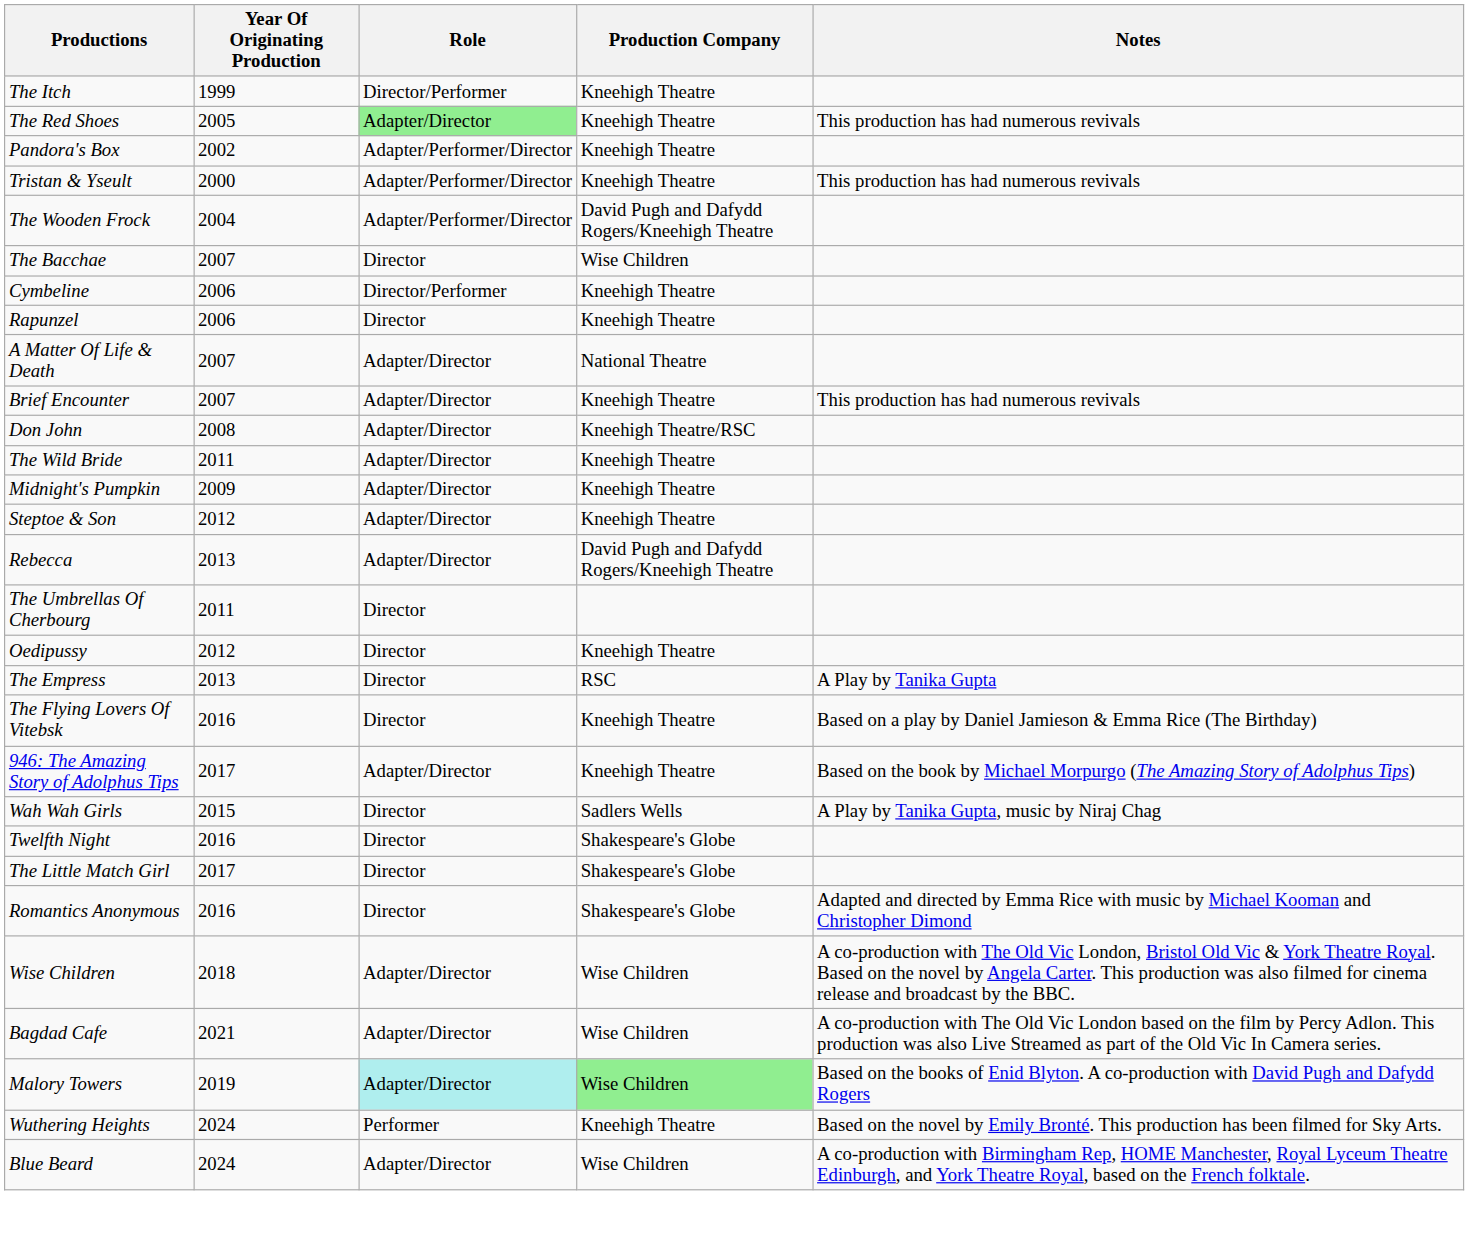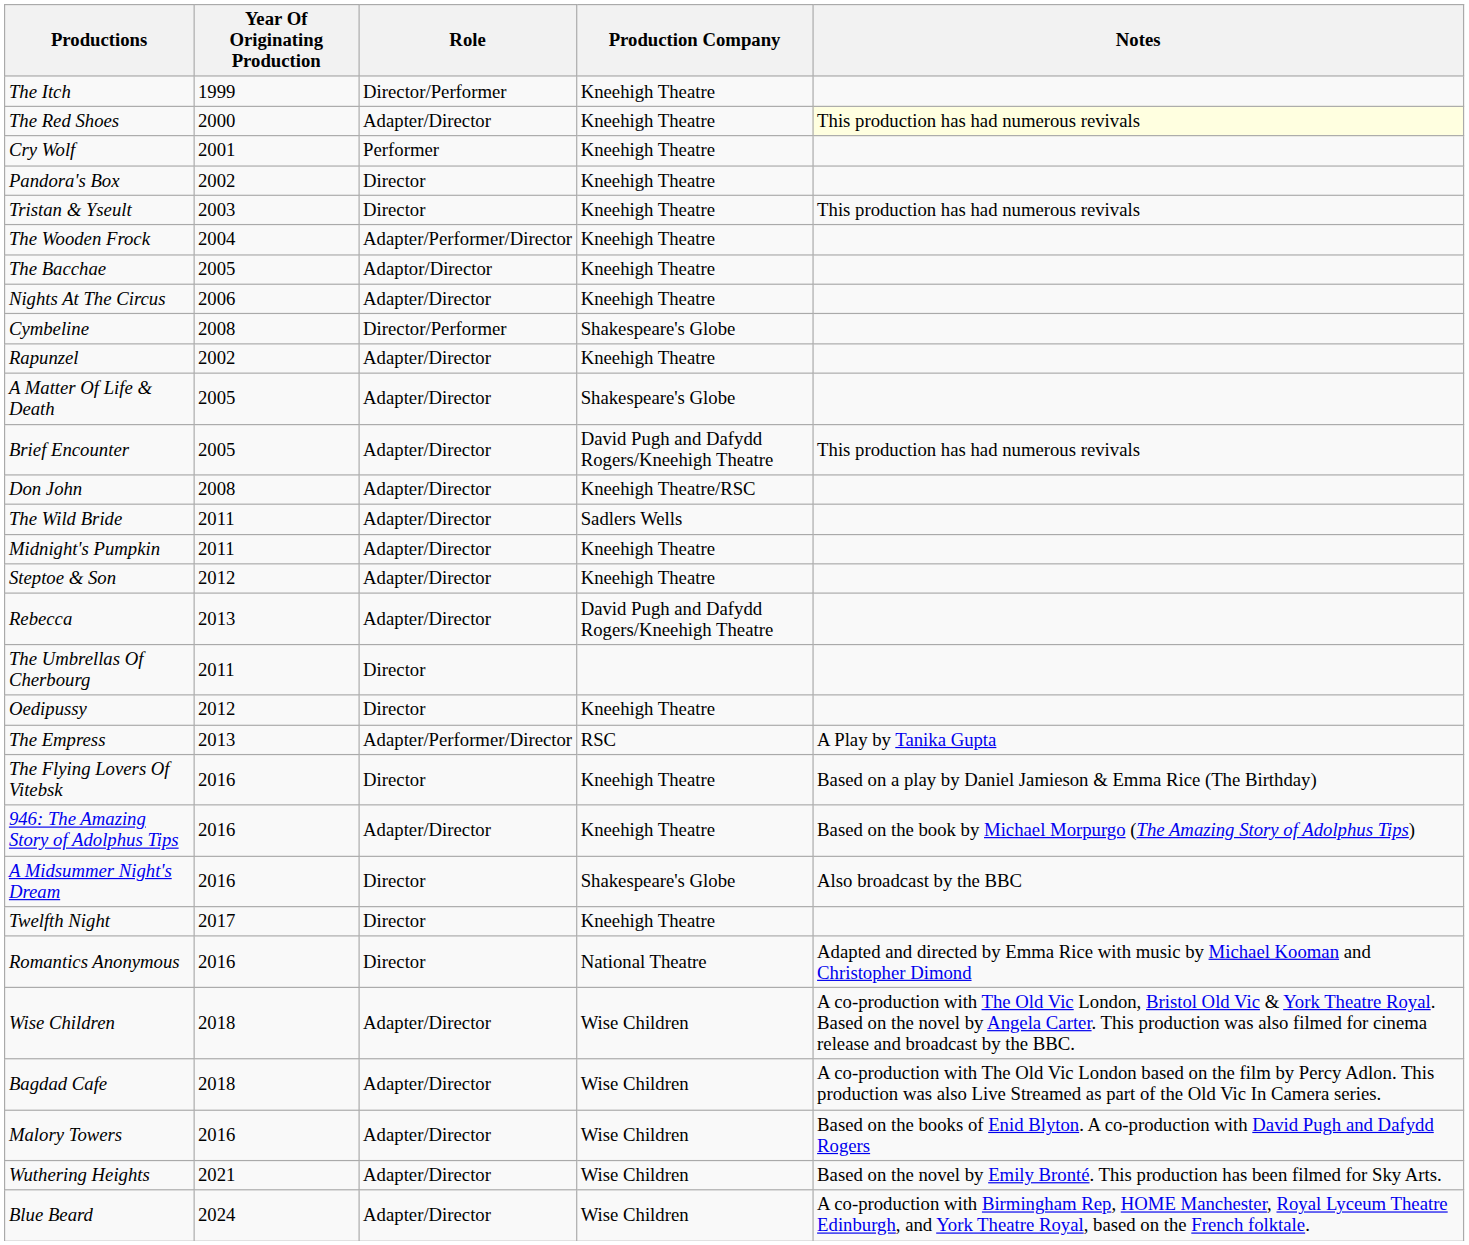(217, 120) 2005 -> (217, 120) 2000
(427, 120) lightgreen background -> (427, 120) no background
(979, 120) no background -> (979, 120) lightyellow background
+ row: (42, 150)
(468, 150) Adapter/Performer/Director -> (394, 180) Director
(217, 180) 2000 -> (217, 209) 2003
(468, 180) Adapter/Performer/Director -> (394, 209) Director
(677, 220) David Pugh and Dafydd Rogers/Kneehigh Theatre -> (648, 239) Kneehigh Theatre
(217, 260) 2007 -> (217, 269) 2005
(394, 260) Director -> (428, 269) Adaptor/Director
(635, 260) Wise Children -> (648, 269) Kneehigh Theatre
+ row: (87, 298)
(217, 290) 2006 -> (217, 328) 2008
(648, 290) Kneehigh Theatre -> (658, 328) Shakespeare's Globe
(217, 320) 2006 -> (217, 358) 2002
(394, 320) Director -> (427, 358) Adapter/Director
(217, 360) 2007 -> (217, 398) 2005
(644, 360) National Theatre -> (658, 398) Shakespeare's Globe
(217, 400) 2007 -> (217, 449) 2005
(648, 400) Kneehigh Theatre -> (677, 449) David Pugh and Dafydd Rogers/Kneehigh Theatre
(648, 459) Kneehigh Theatre -> (631, 519) Sadlers Wells
(217, 489) 2009 -> (216, 548) 2011
(394, 680) Director -> (468, 739) Adapter/Performer/Director
(217, 771) 2017 -> (217, 830) 2016
+ row: (90, 881)
- row: (65, 811)
(217, 840) 2016 -> (217, 921) 2017
(658, 840) Shakespeare's Globe -> (648, 921) Kneehigh Theatre
- row: (89, 870)
(658, 910) Shakespeare's Globe -> (644, 961) National Theatre
(217, 1033) 2021 -> (217, 1084) 2018
(217, 1084) 2019 -> (217, 1134) 2016
(427, 1084) paleturquoise background -> (427, 1134) no background
(635, 1084) lightgreen background -> (635, 1134) no background
(217, 1124) 2024 -> (217, 1175) 2021
(401, 1124) Performer -> (427, 1175) Adapter/Director
(648, 1124) Kneehigh Theatre -> (635, 1175) Wise Children
